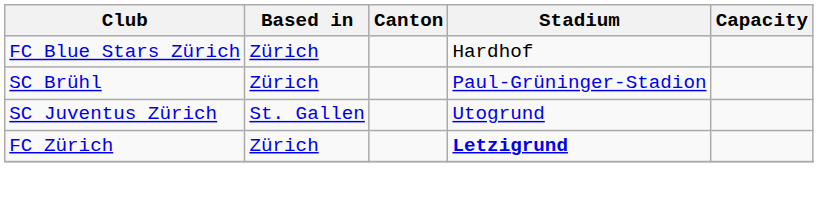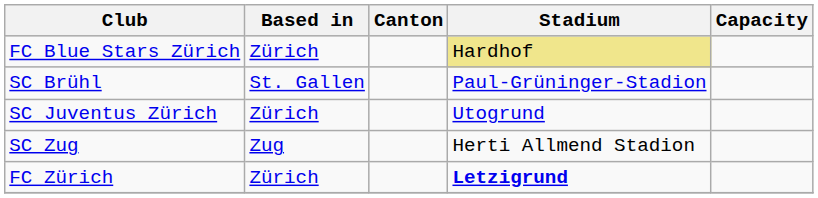(493, 52) no background -> (493, 52) khaki background
(284, 83) Zürich -> (307, 83) St. Gallen
(307, 114) St. Gallen -> (284, 114) Zürich
+ row: (44, 146)
